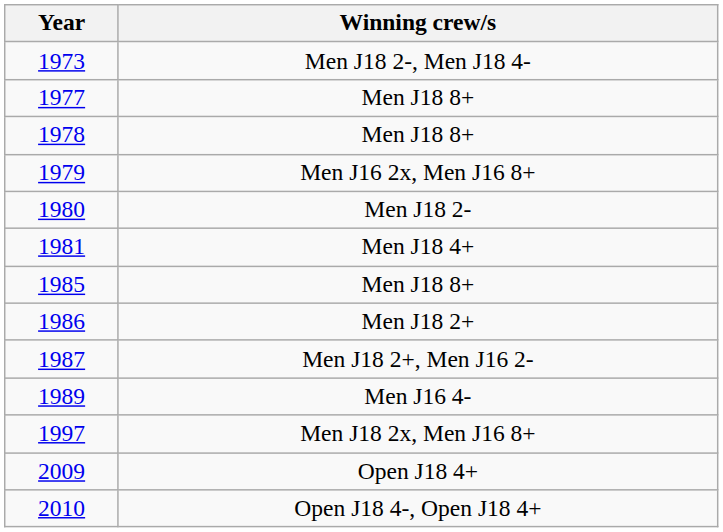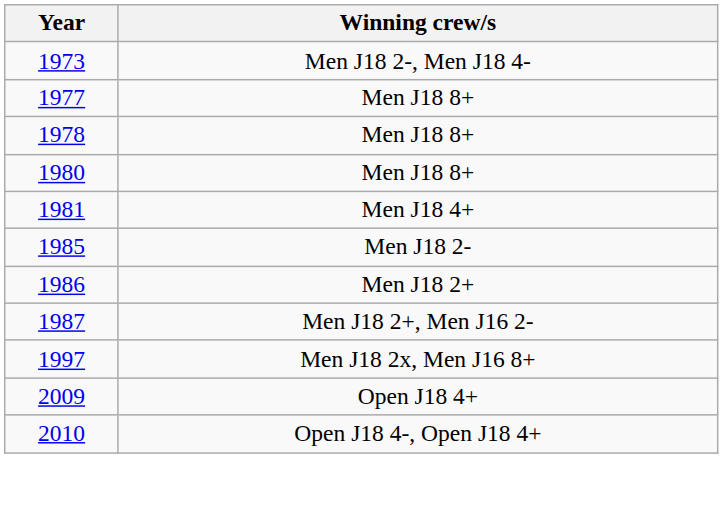- row: (62, 172)
(418, 209) Men J18 2- -> (418, 172) Men J18 8+
(418, 284) Men J18 8+ -> (418, 246) Men J18 2-
- row: (62, 396)
